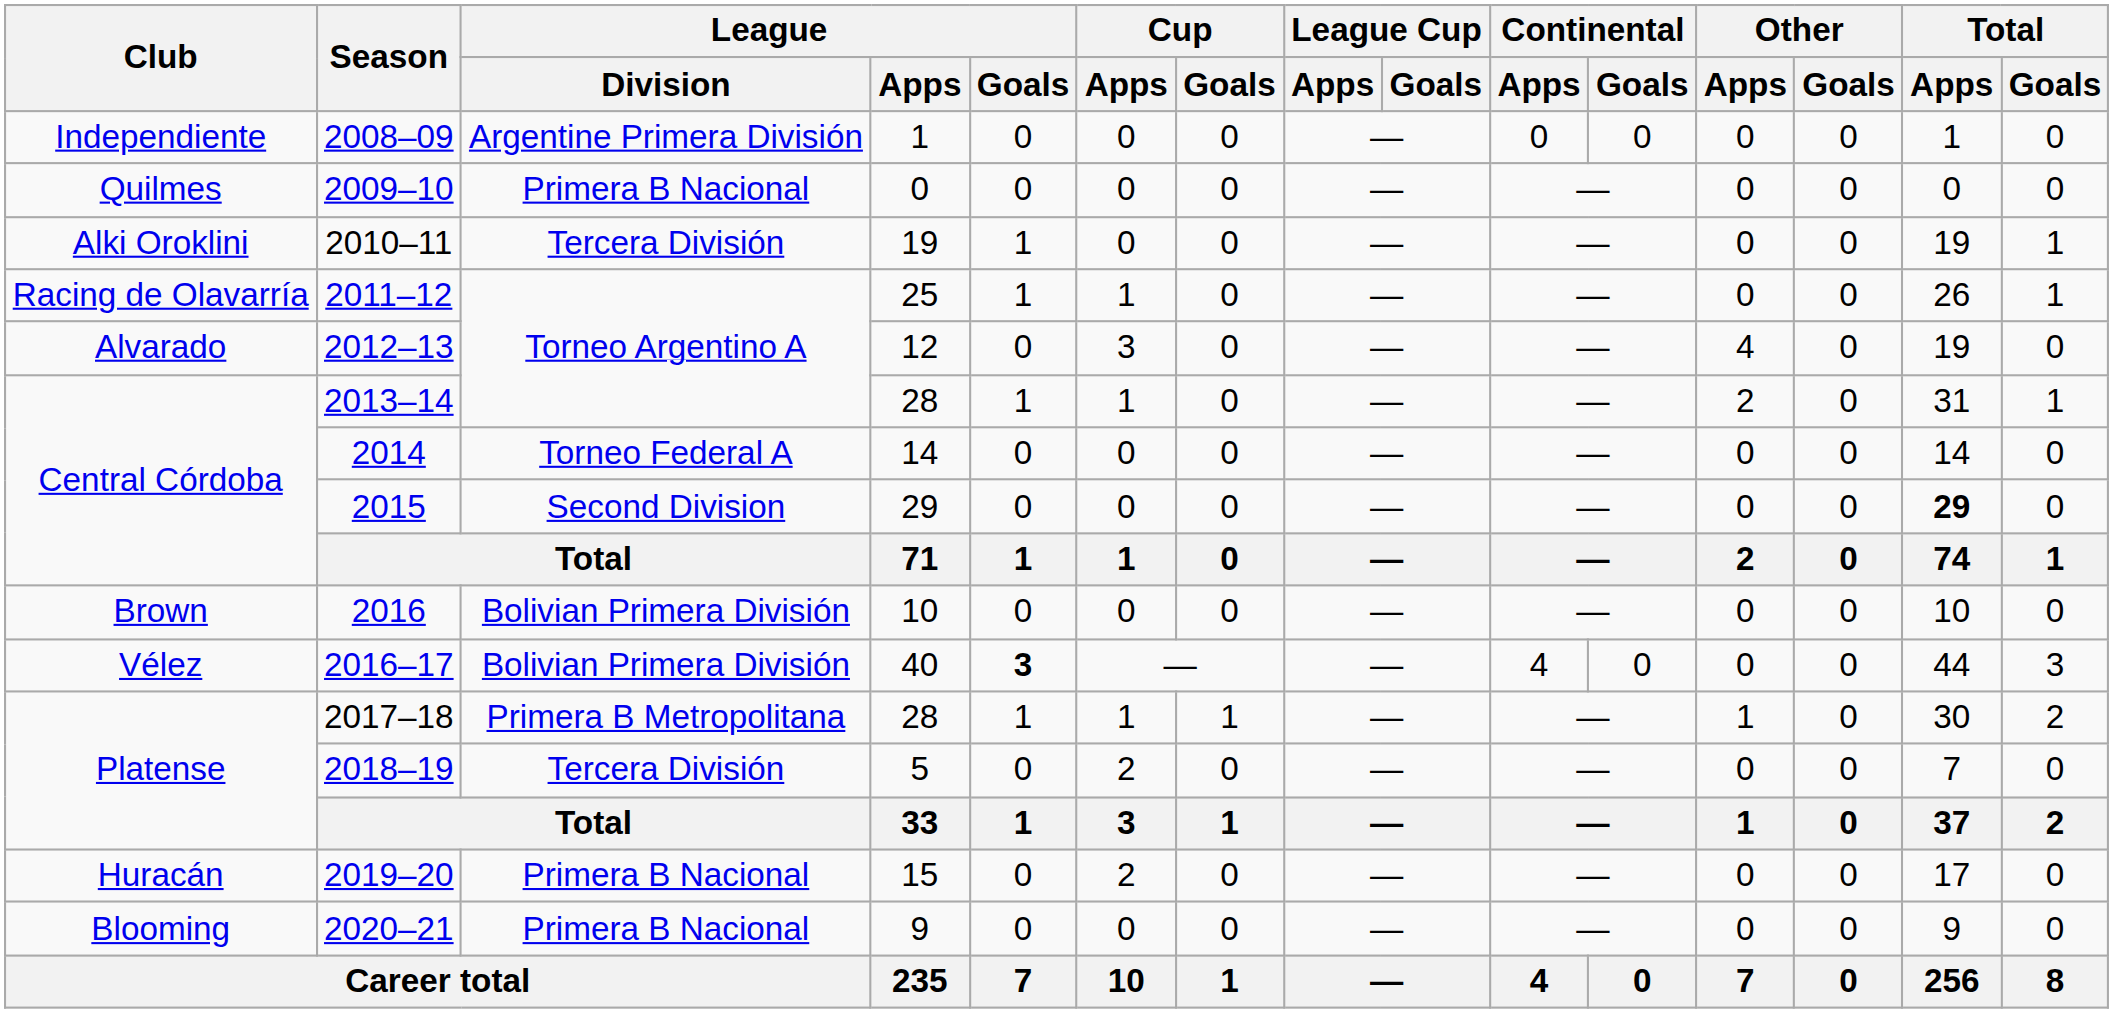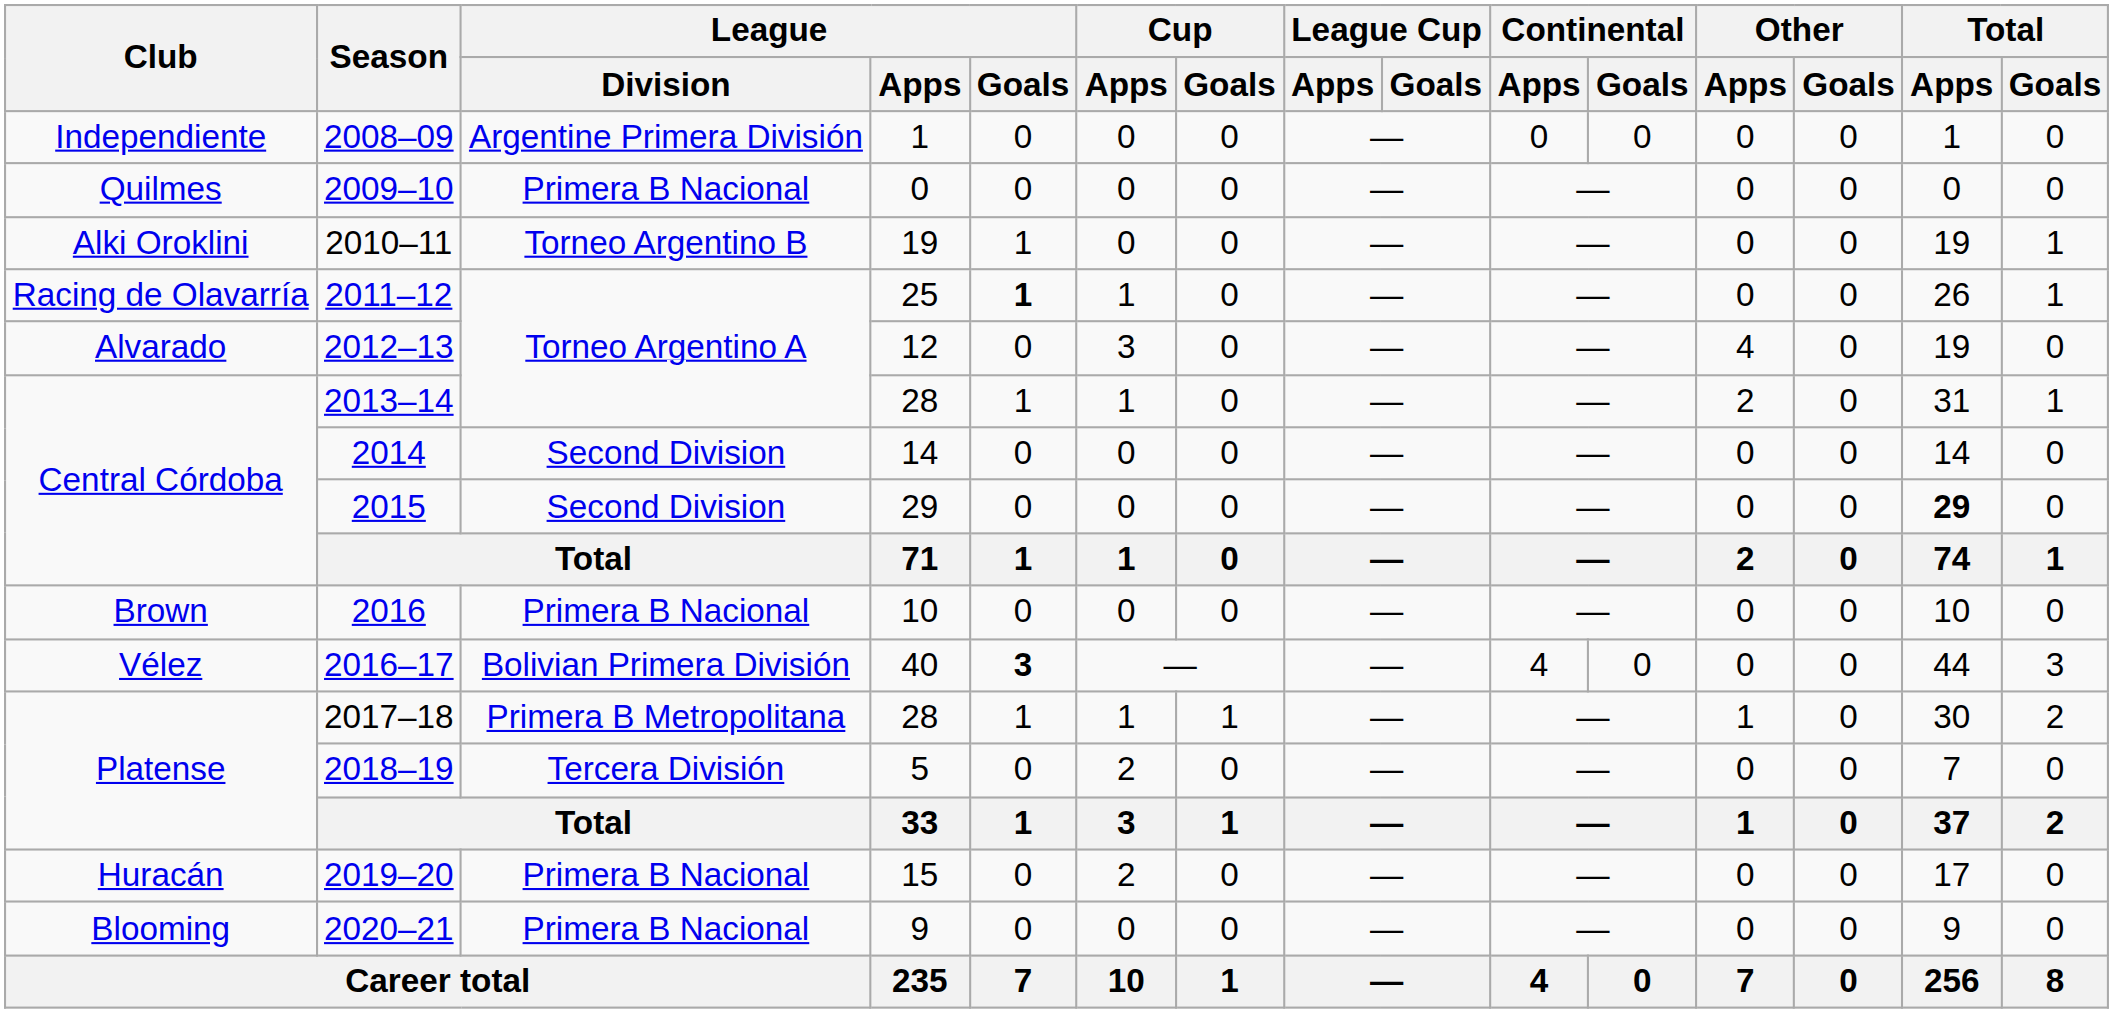(666, 242) Tercera División -> (666, 242) Torneo Argentino B
(1023, 294) normal -> (1023, 294) bold
(666, 453) Torneo Federal A -> (666, 453) Second Division
(666, 611) Bolivian Primera División -> (666, 611) Primera B Nacional
